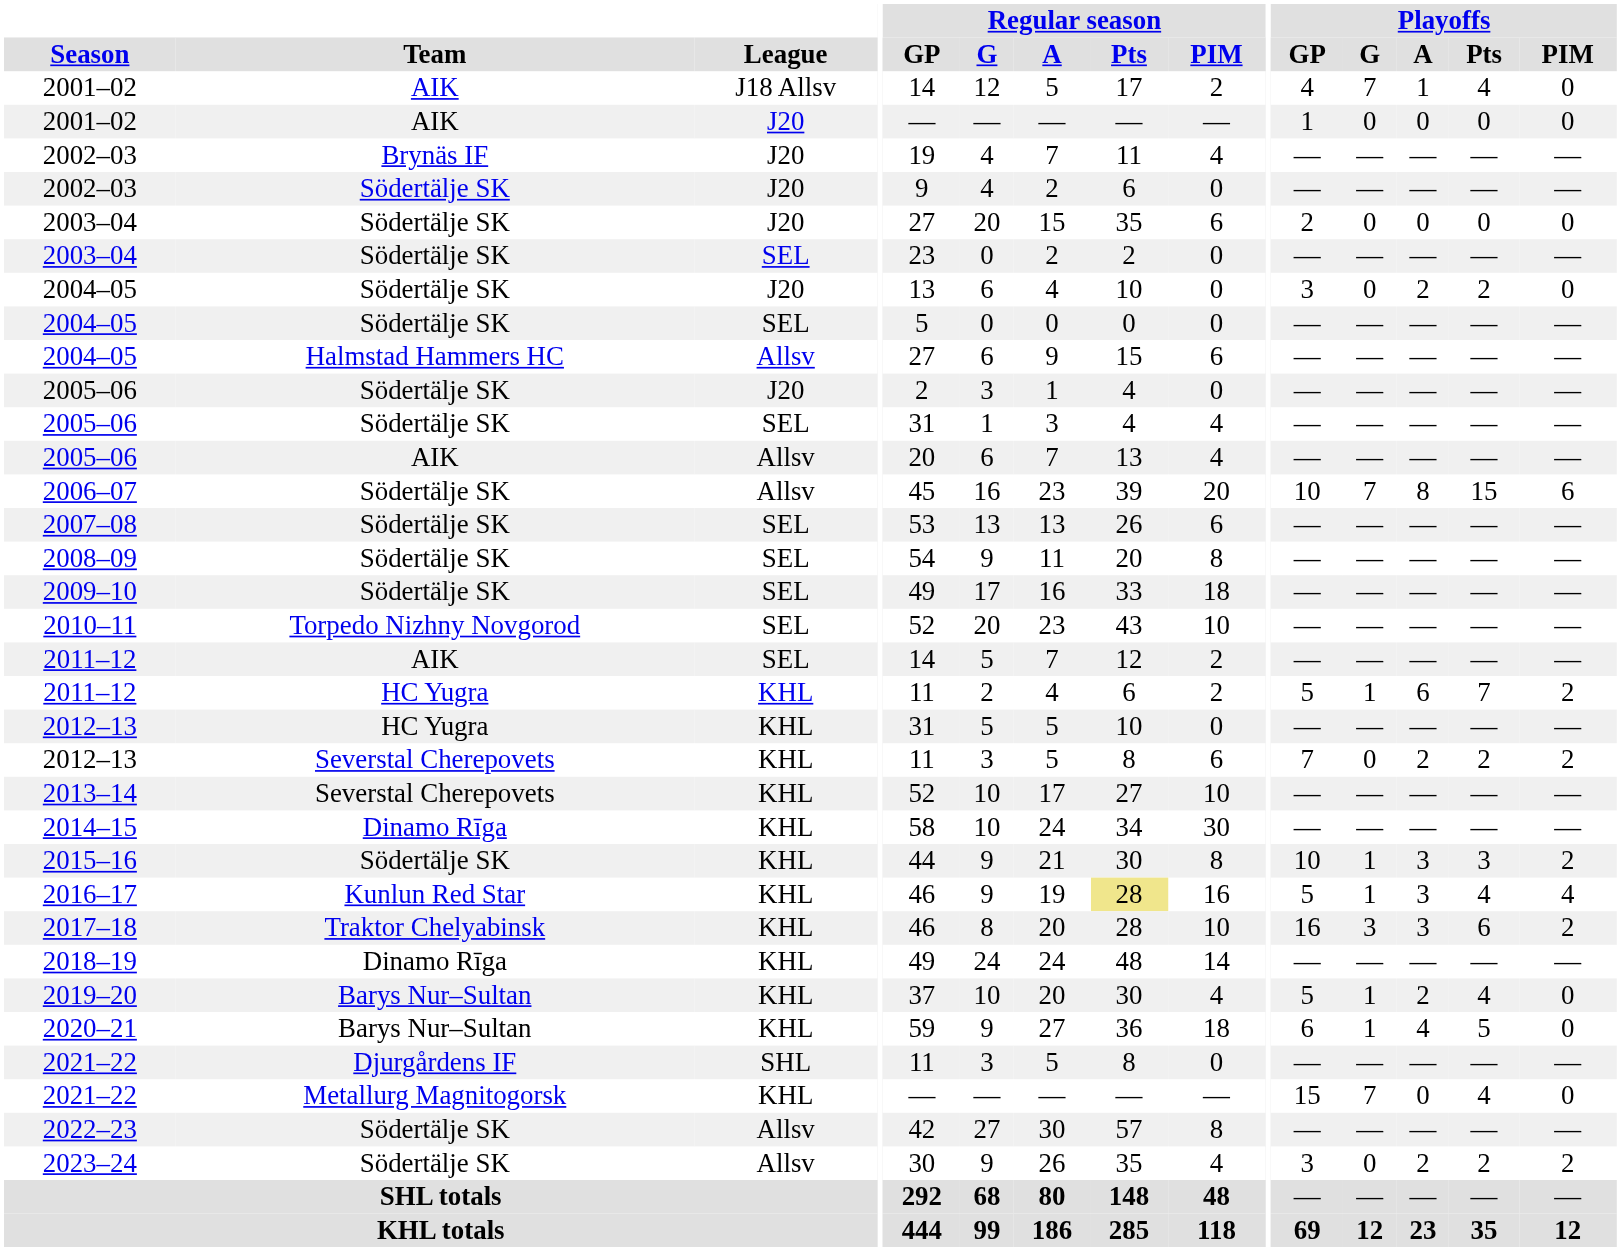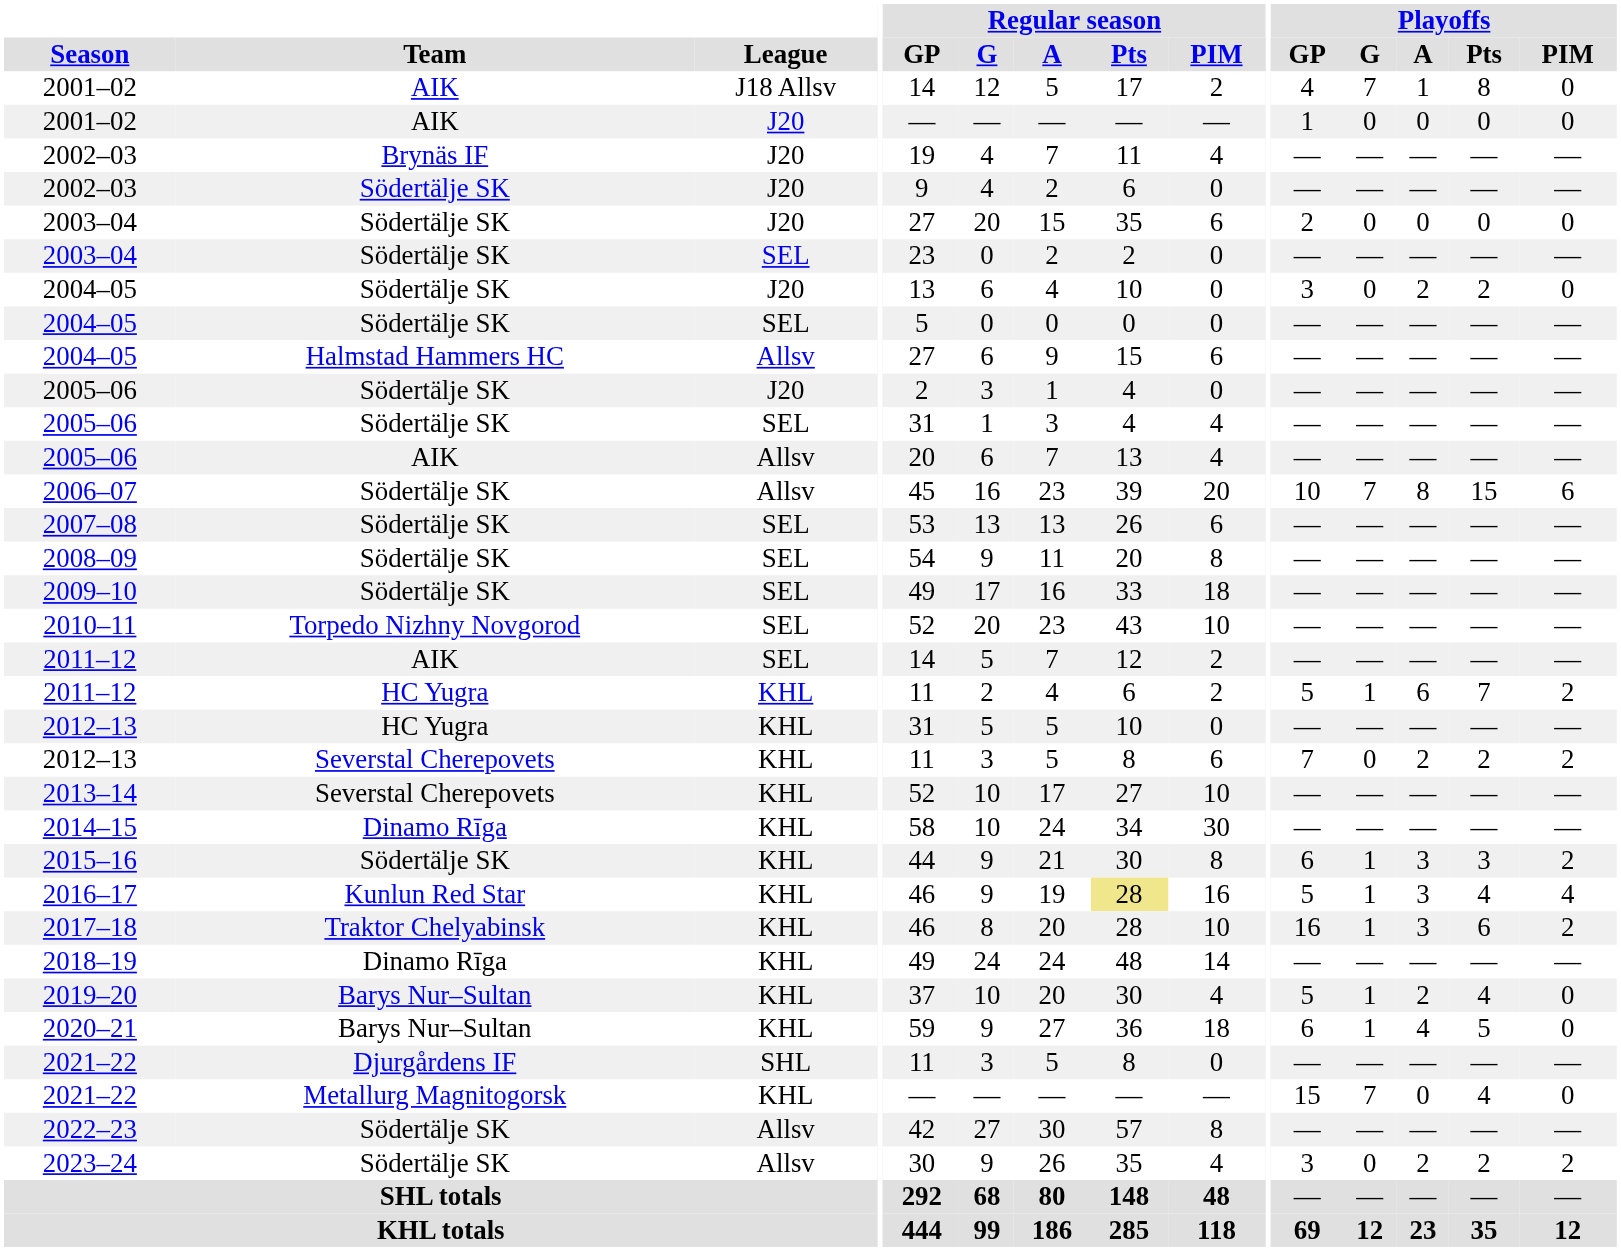(1484, 87) 4 -> (1484, 87) 8
(1307, 860) 10 -> (1307, 860) 6
(1370, 927) 3 -> (1370, 927) 1
